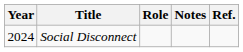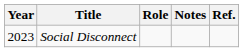(21, 36) 2024 -> (21, 36) 2023
